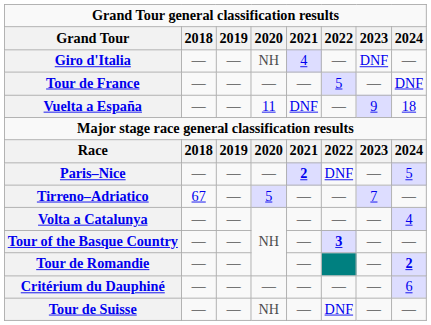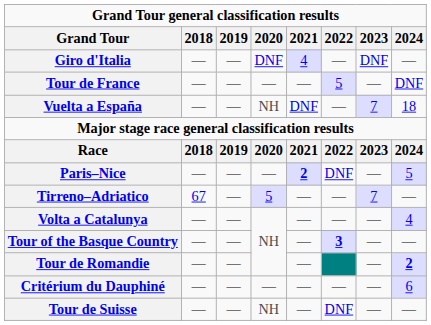(269, 60) NH -> (269, 60) DNF
(269, 106) 11 -> (269, 106) NH
(374, 106) 9 -> (374, 106) 7
